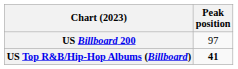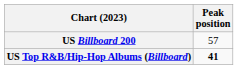(213, 40) 97 -> (213, 40) 57
